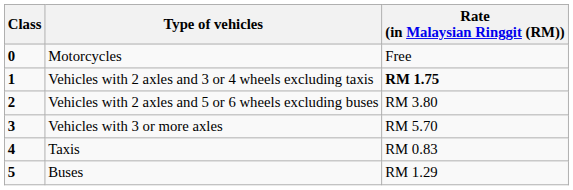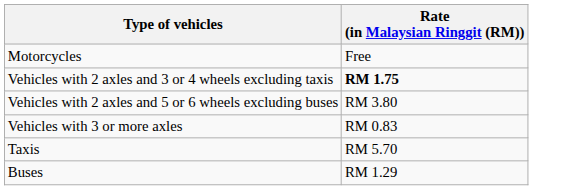- column: (25, 24)
(411, 126) RM 5.70 -> (371, 126) RM 0.83
(411, 149) RM 0.83 -> (371, 149) RM 5.70
